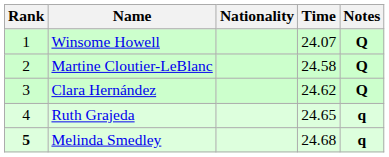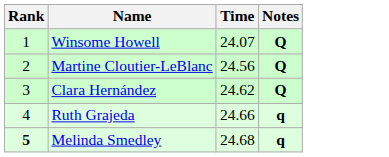- column: (257, 16)
(319, 66) 24.58 -> (237, 66) 24.56
(319, 115) 24.65 -> (237, 115) 24.66
